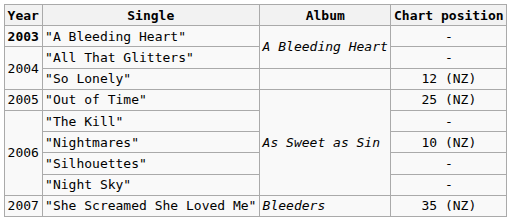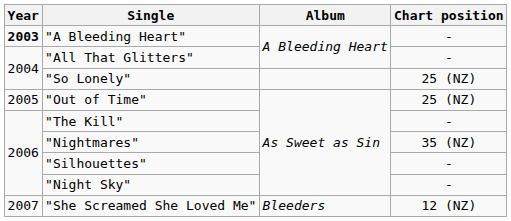(449, 79) 12 (NZ) -> (449, 79) 25 (NZ)
(449, 142) 10 (NZ) -> (449, 142) 35 (NZ)
(449, 206) 35 (NZ) -> (449, 206) 12 (NZ)
